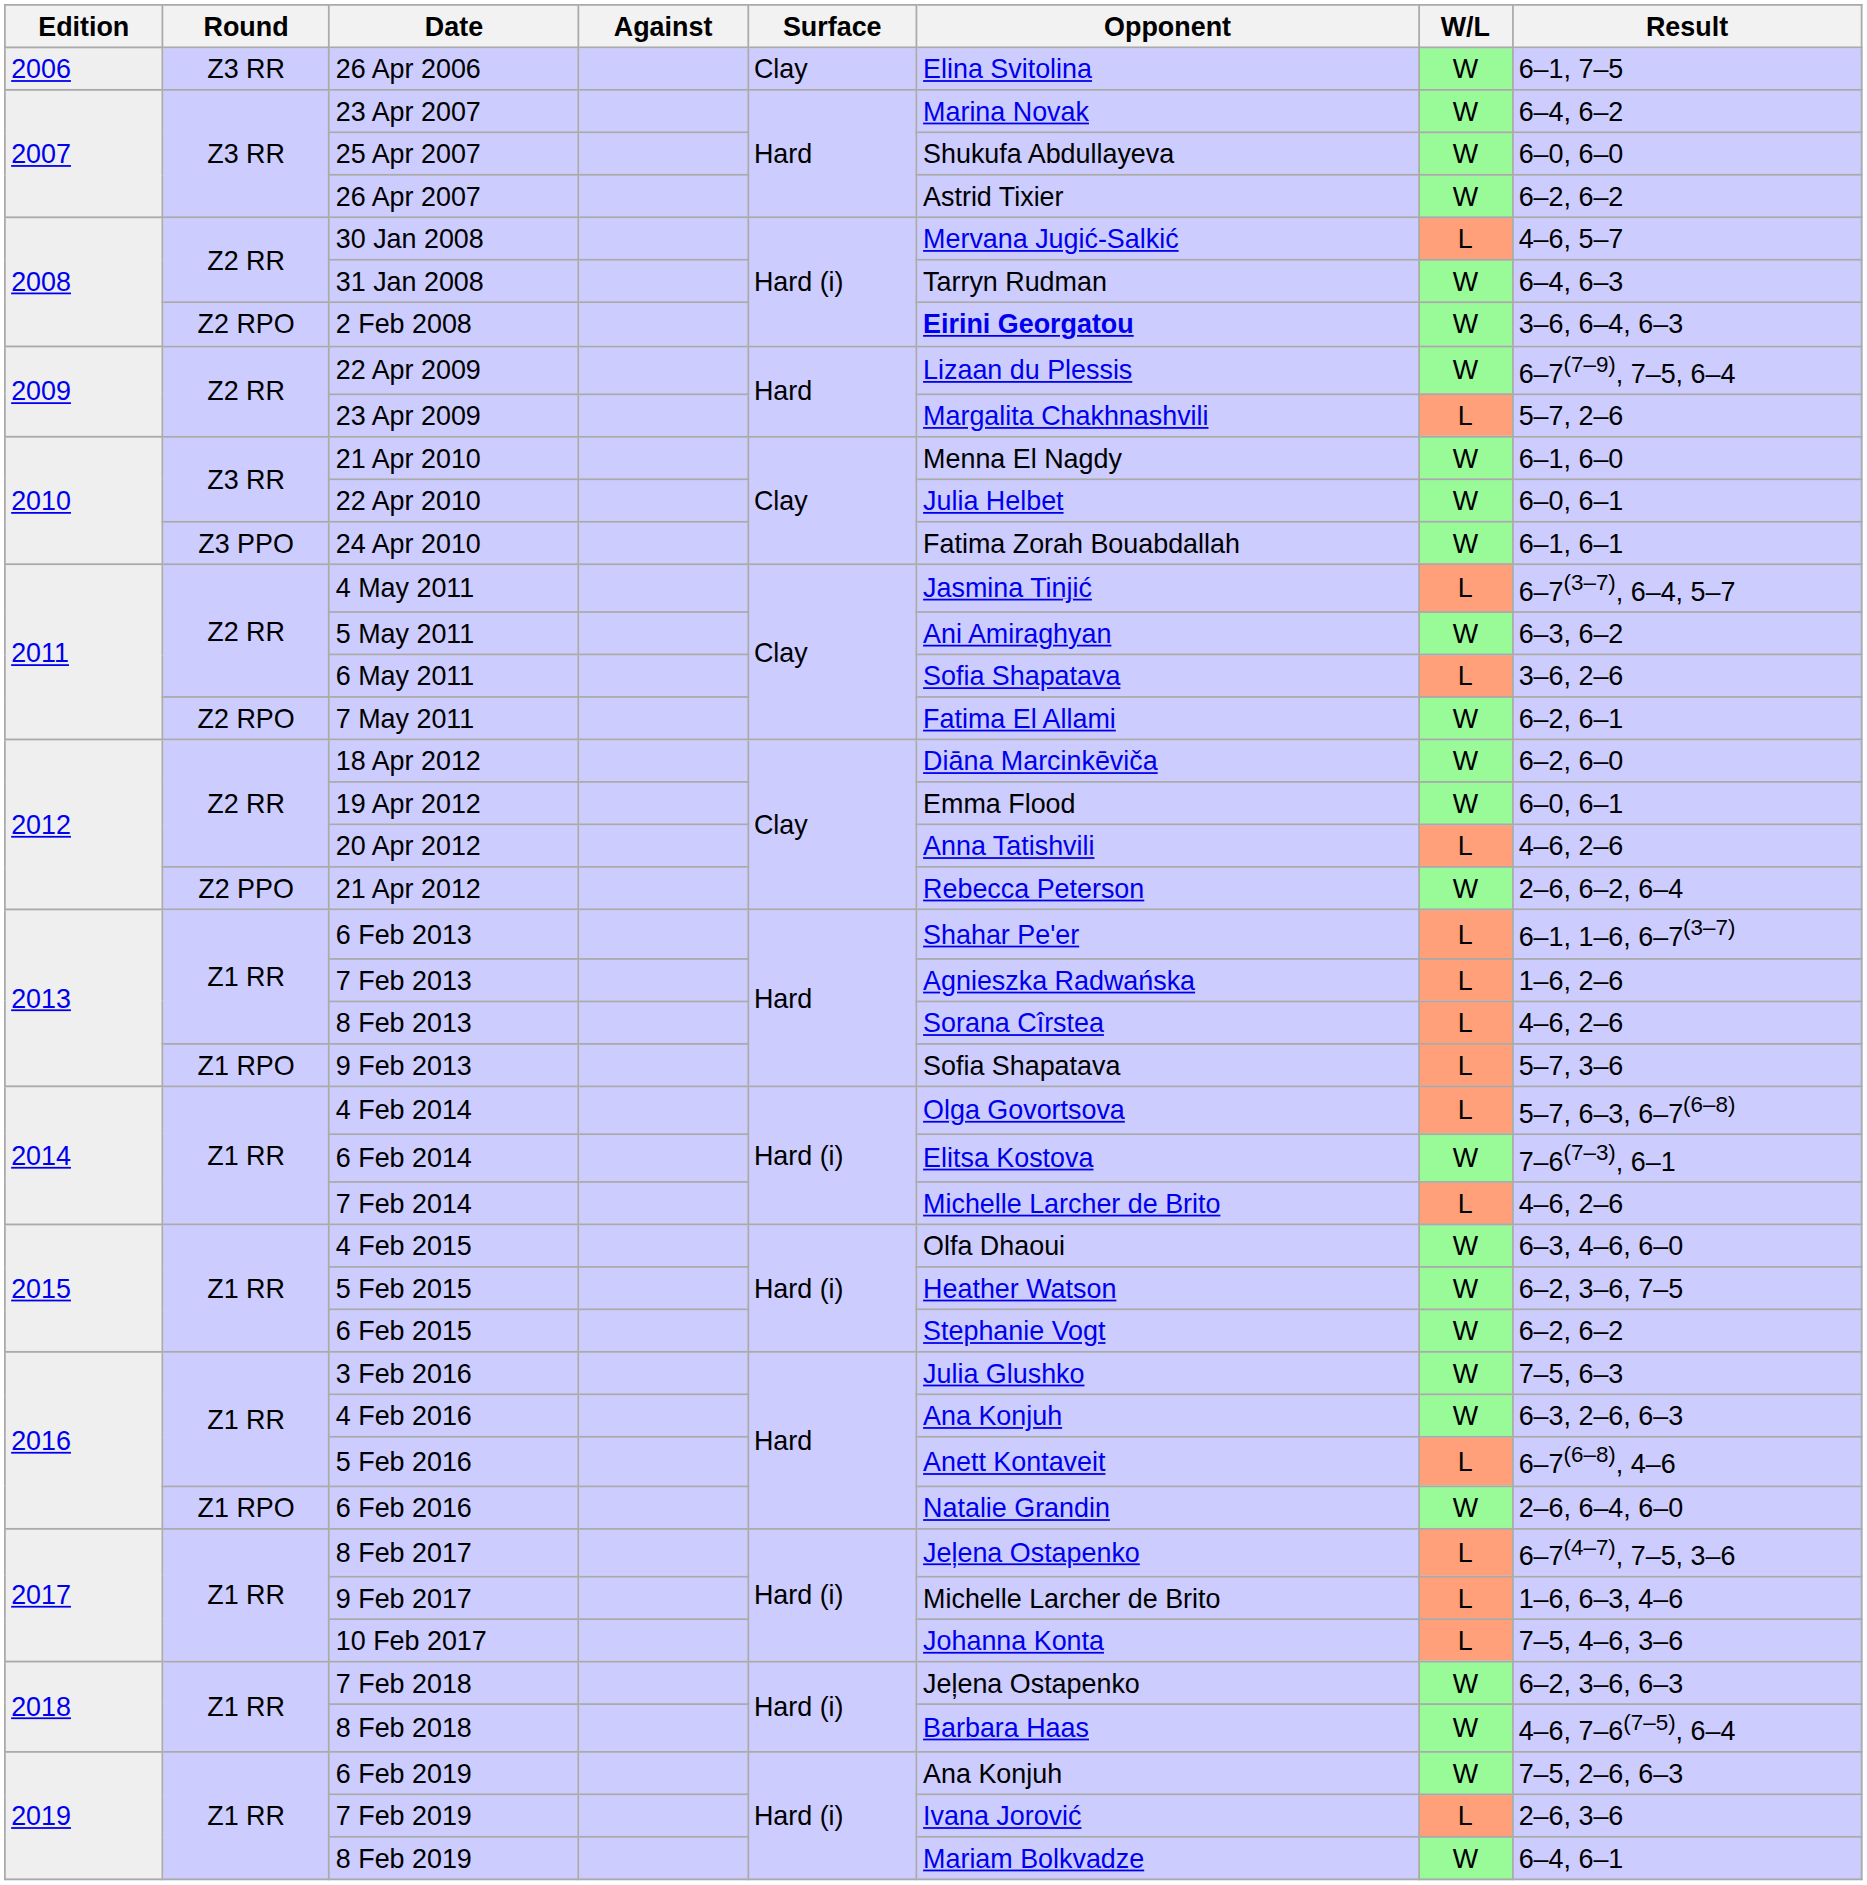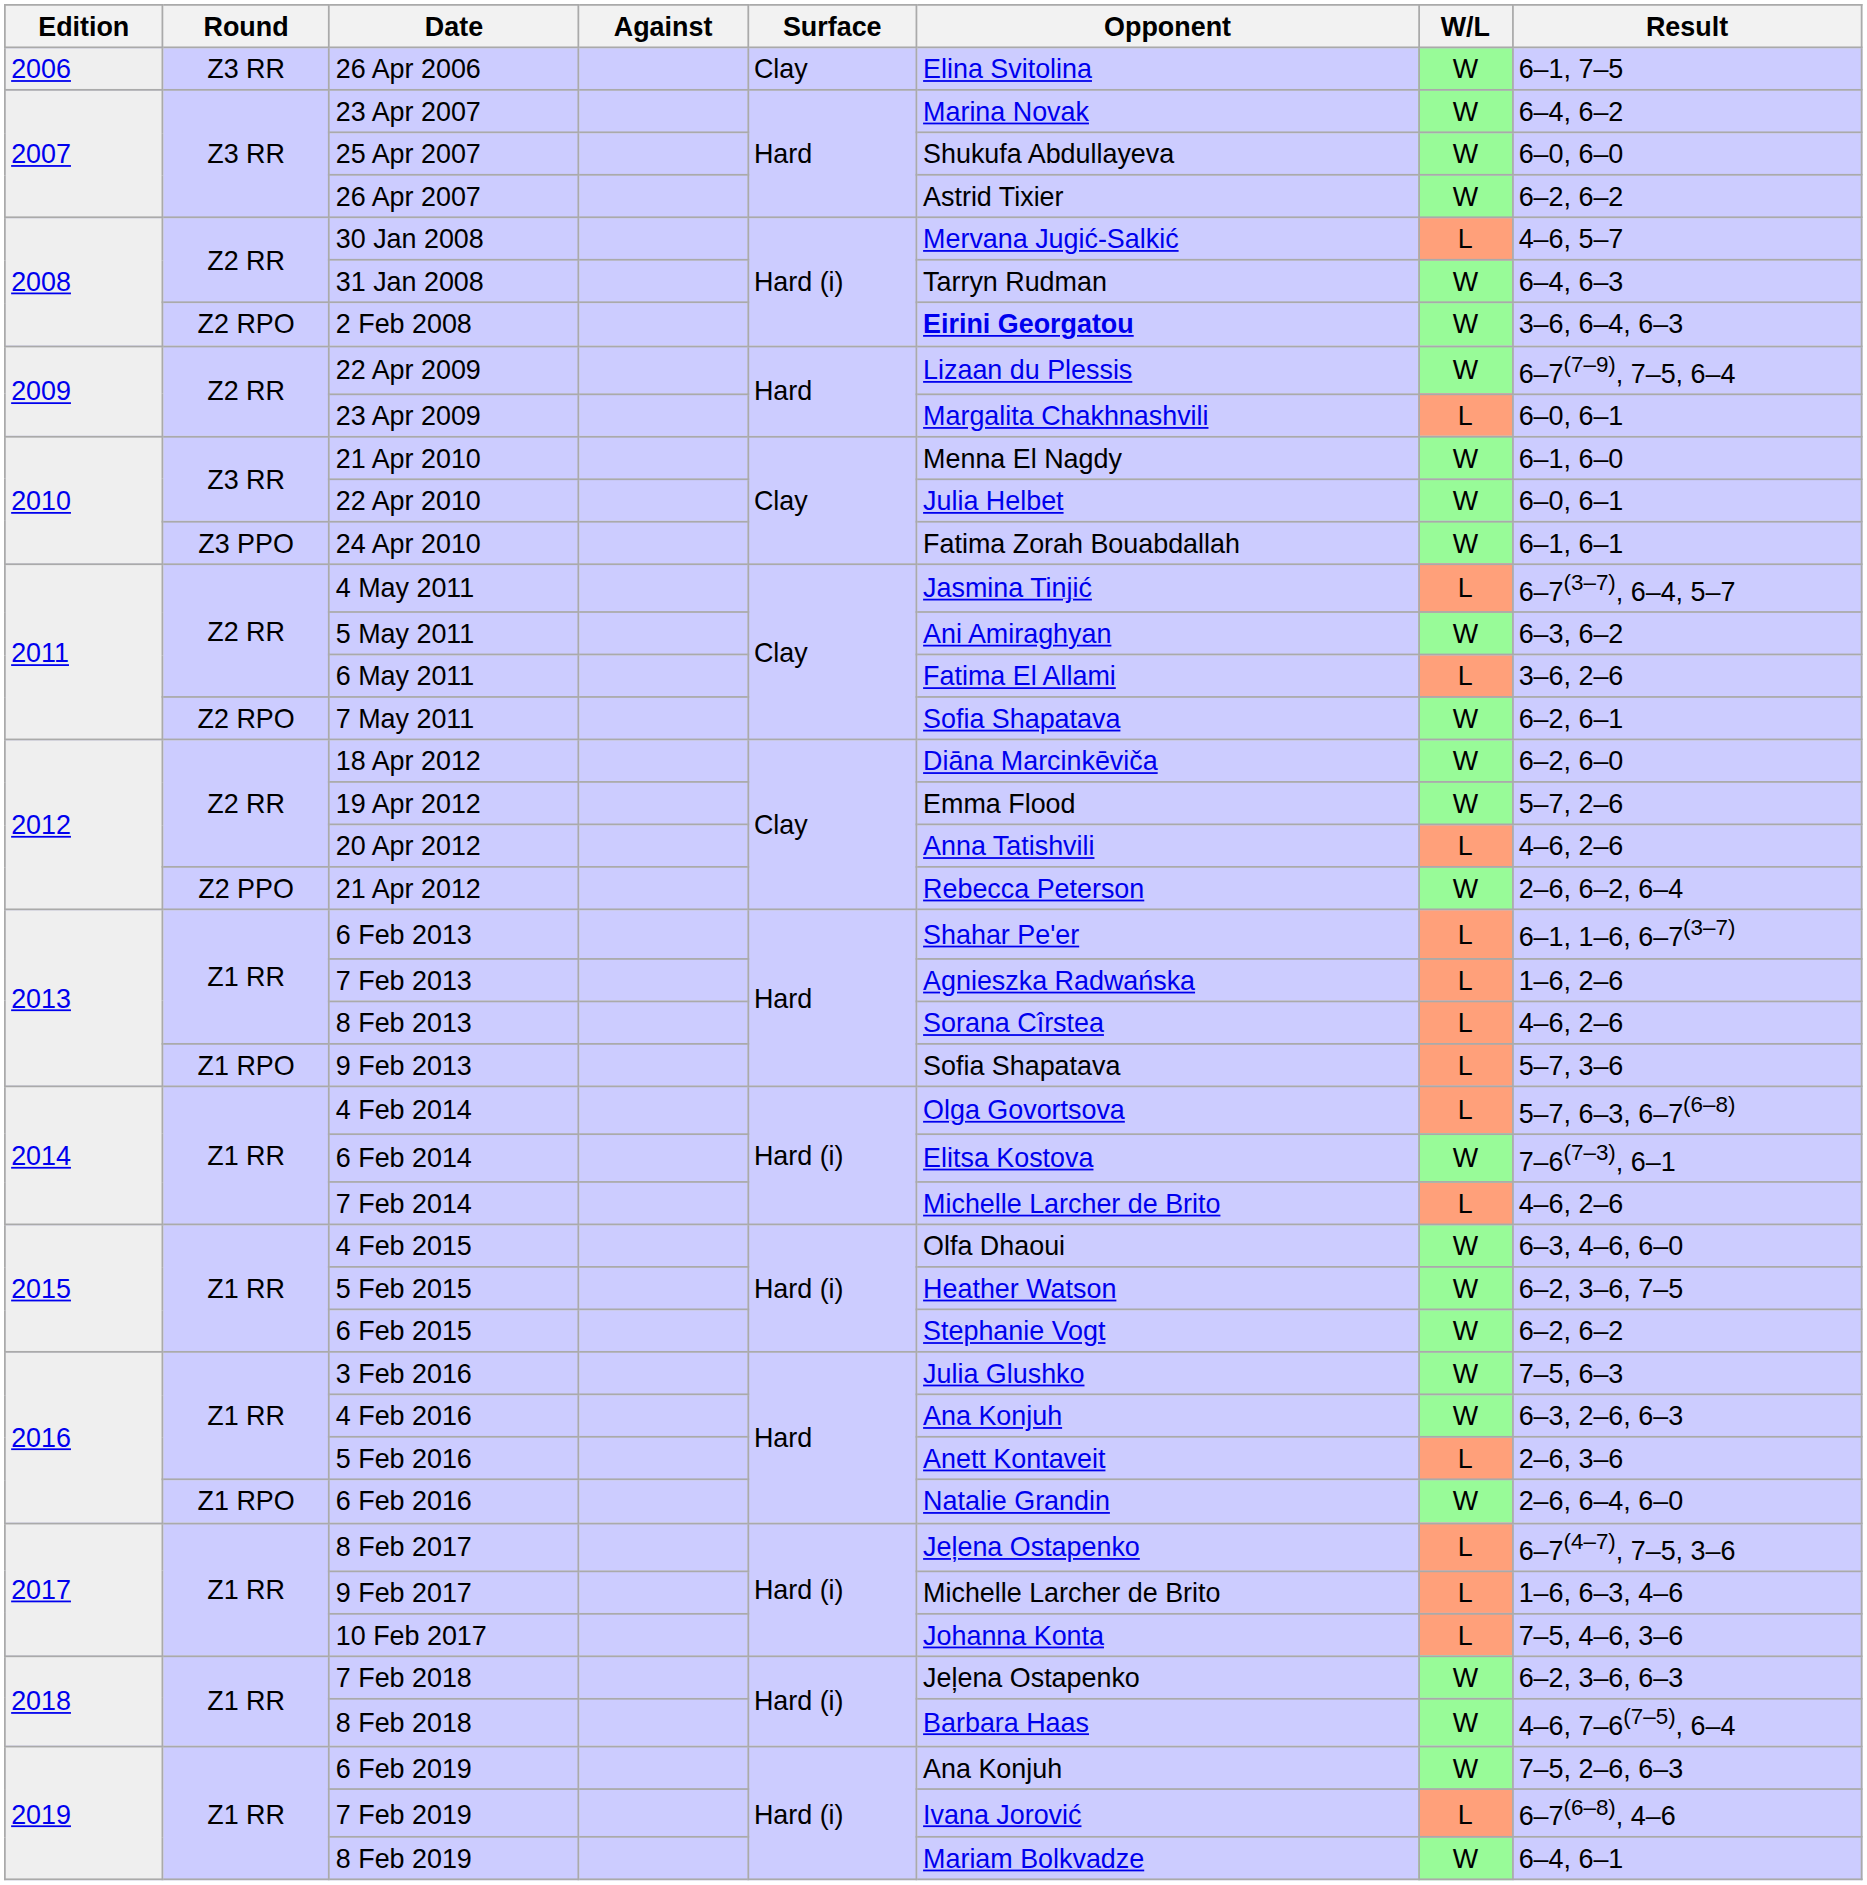(1571, 415) 5–7, 2–6 -> (1571, 415) 6–0, 6–1
(1022, 676) Sofia Shapatava -> (1019, 676) Fatima El Allami
(1019, 719) Fatima El Allami -> (1022, 719) Sofia Shapatava
(1571, 804) 6–0, 6–1 -> (1571, 804) 5–7, 2–6
(1597, 1462) 6–7(6–8), 4–6 -> (1571, 1459) 2–6, 3–6
(1571, 1816) 2–6, 3–6 -> (1597, 1813) 6–7(6–8), 4–6
